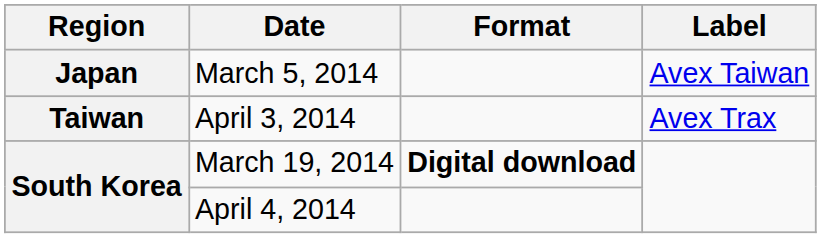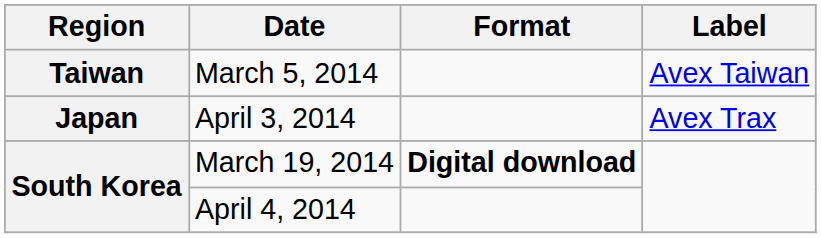(97, 72) Japan -> (97, 72) Taiwan
(97, 118) Taiwan -> (97, 118) Japan
